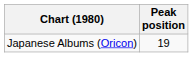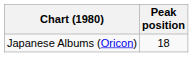(164, 43) 19 -> (164, 43) 18
